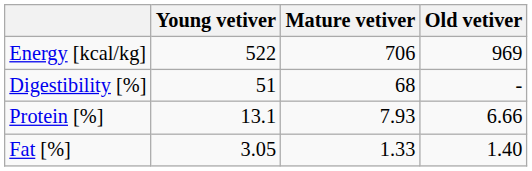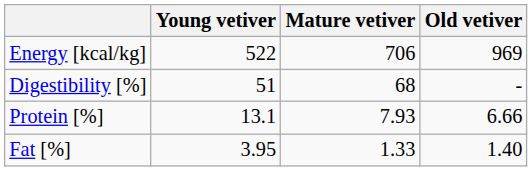(258, 149) 3.05 -> (258, 149) 3.95
